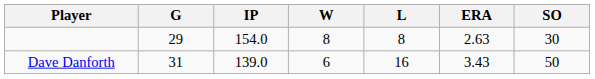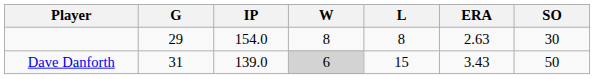(326, 62) no background -> (326, 62) lightgrey background
(401, 62) 16 -> (401, 62) 15
